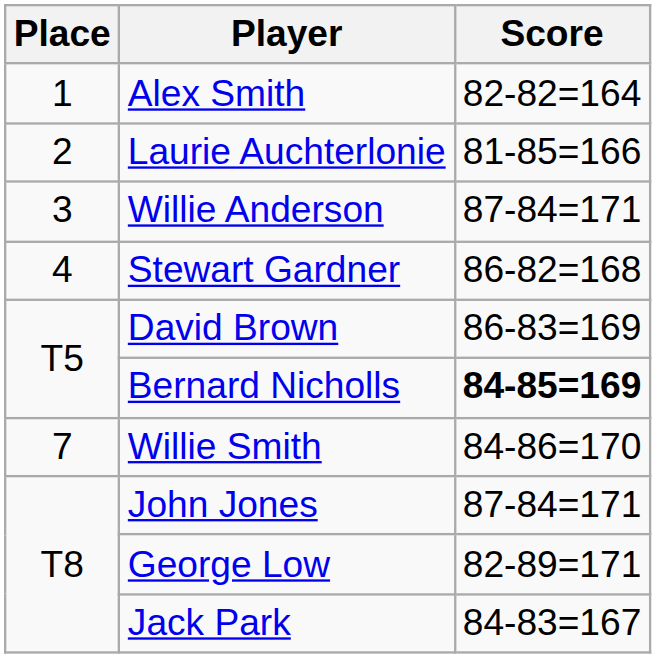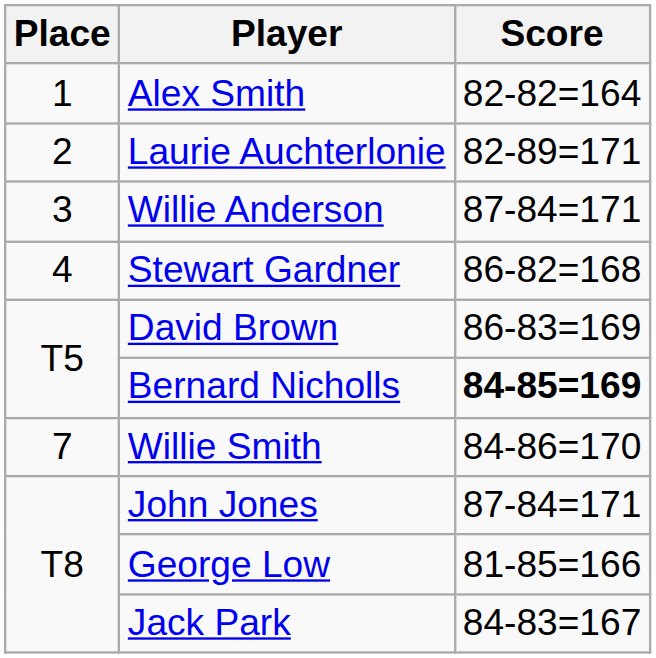(552, 151) 81-85=166 -> (552, 151) 82-89=171
(552, 563) 82-89=171 -> (552, 563) 81-85=166
